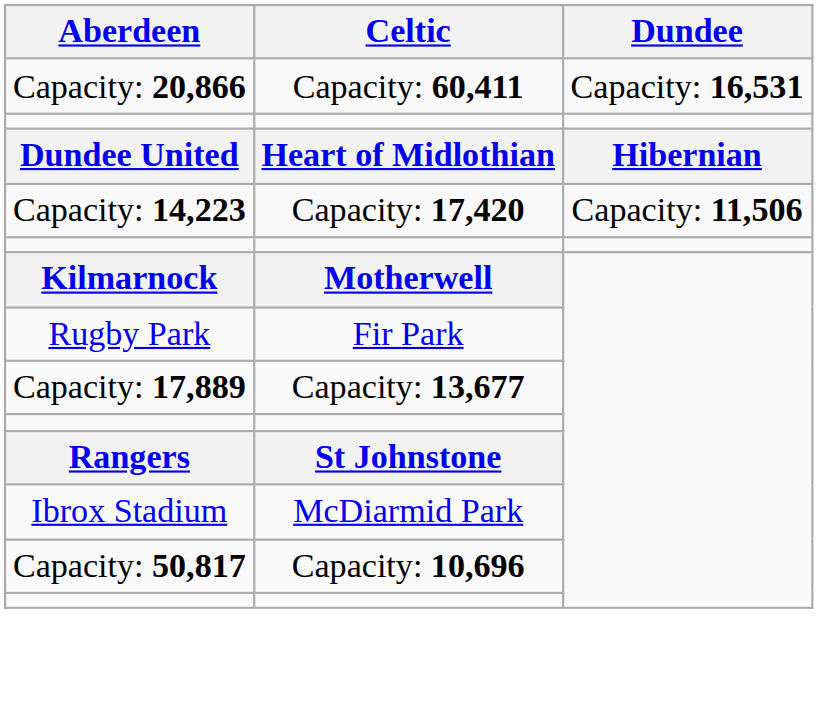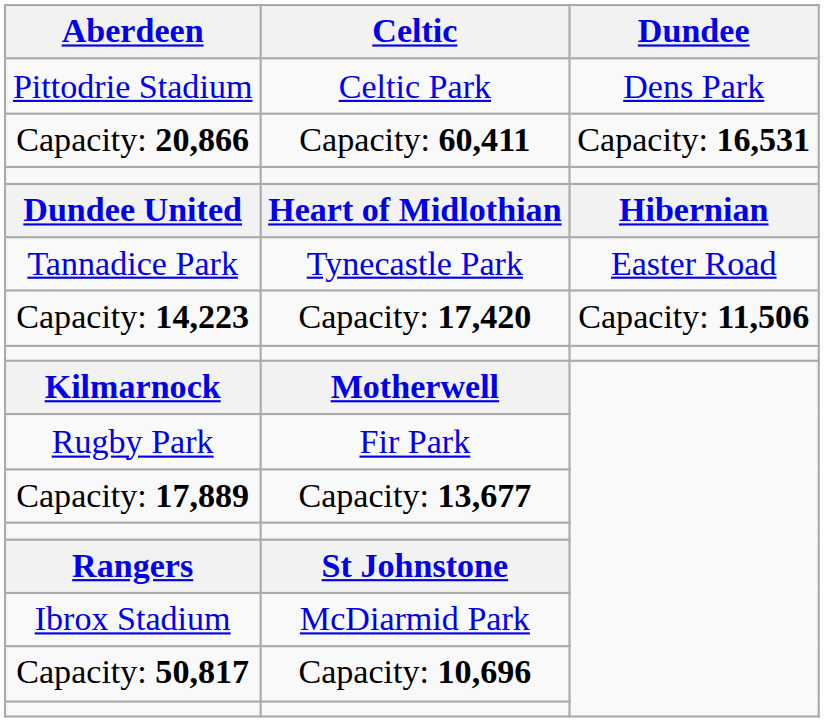+ row: (133, 85)
+ row: (133, 263)
